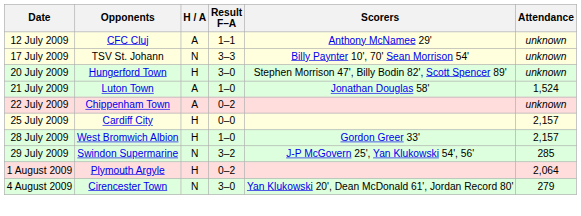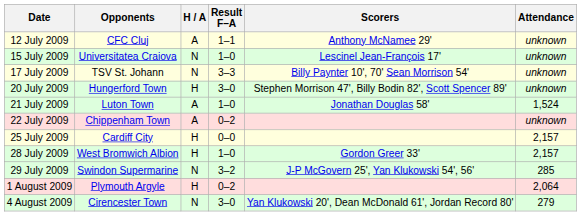+ row: (39, 56)
